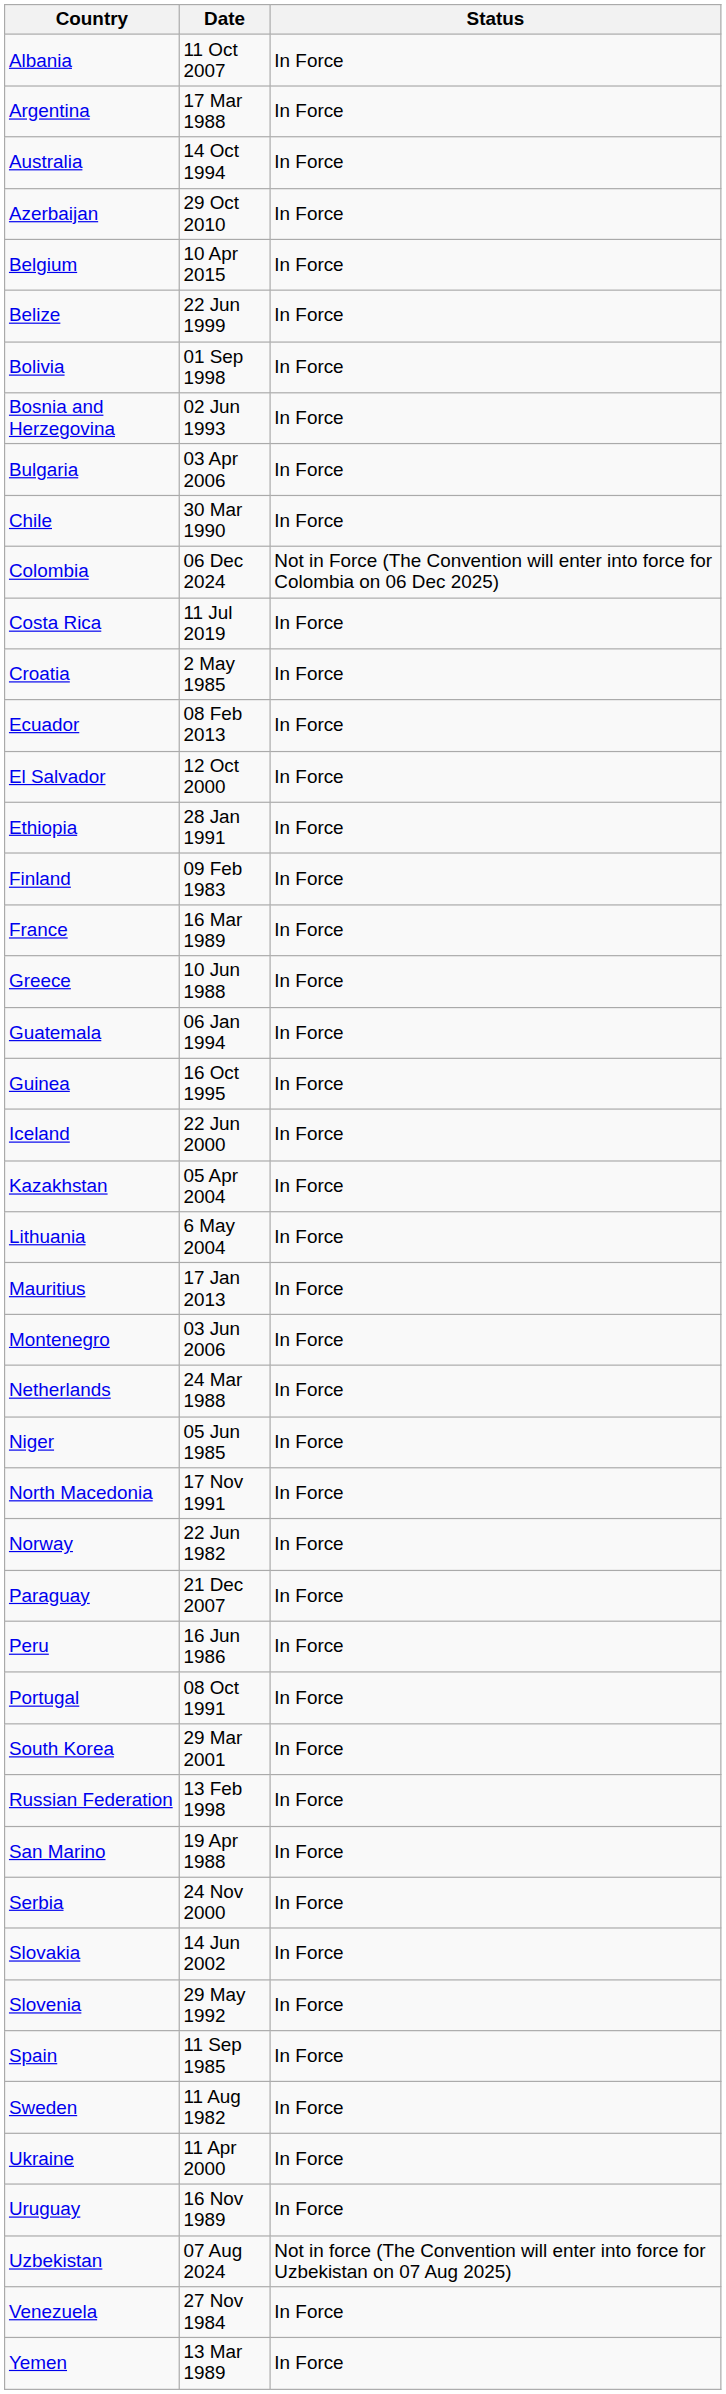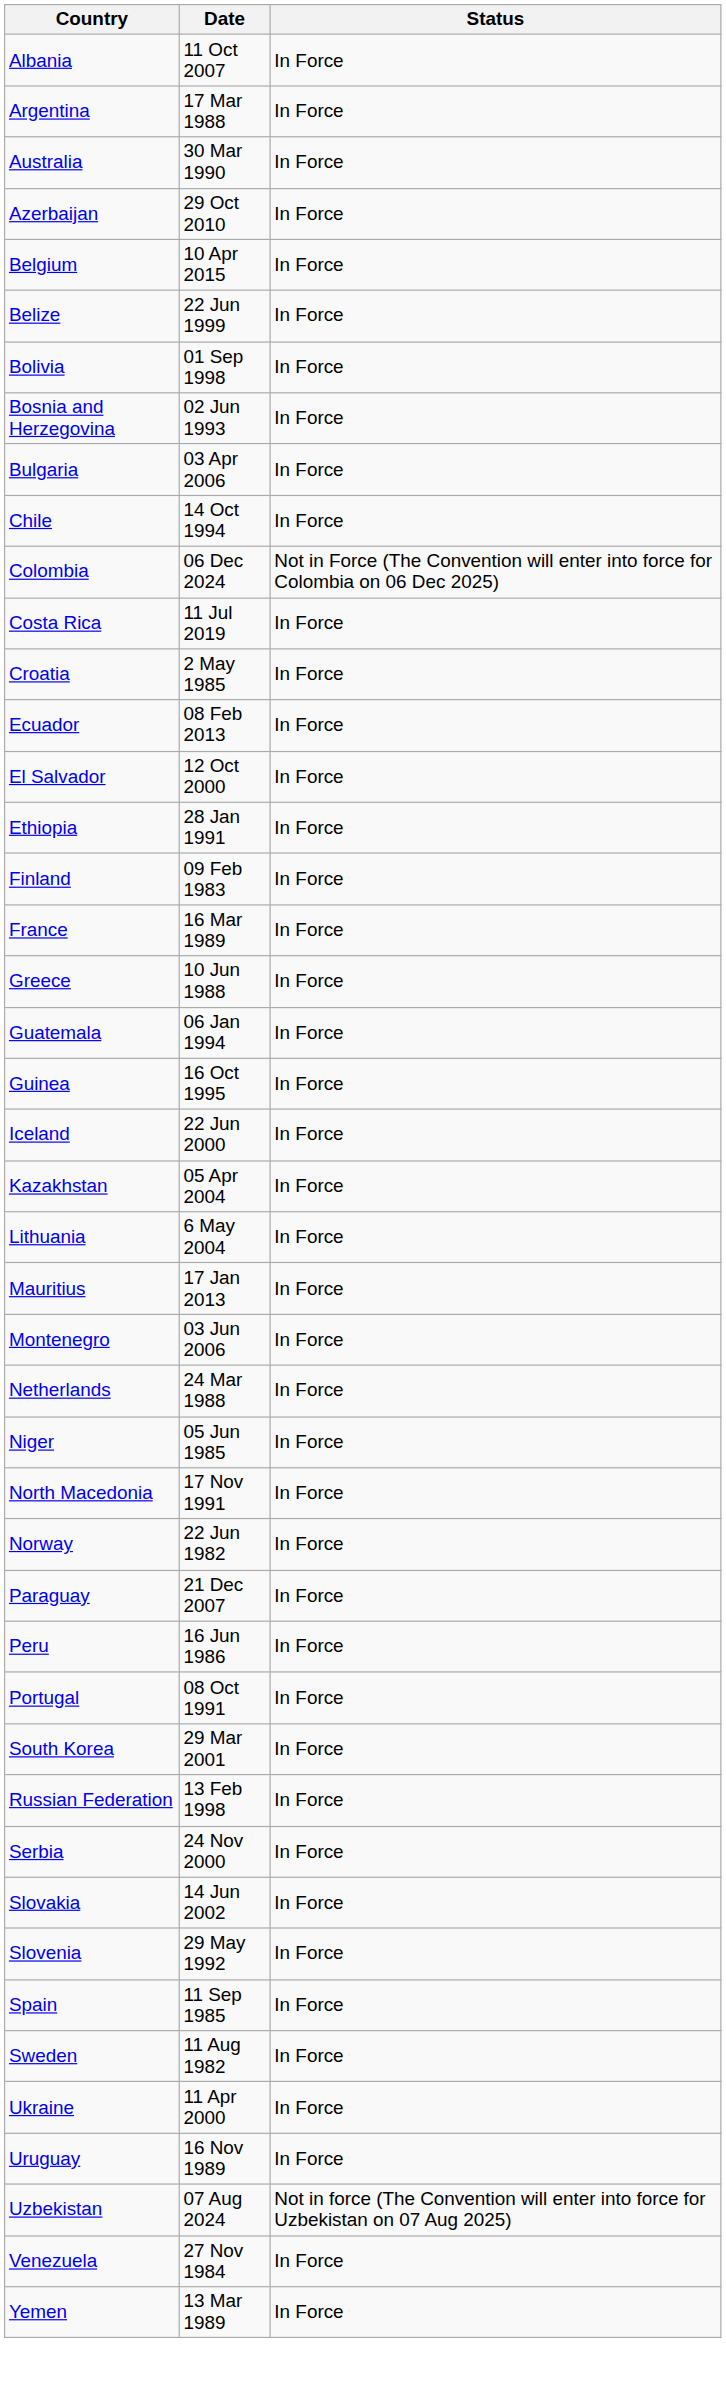(211, 162) 14 Oct 1994 -> (213, 162) 30 Mar 1990
(213, 520) 30 Mar 1990 -> (211, 520) 14 Oct 1994
- row: (57, 1851)
